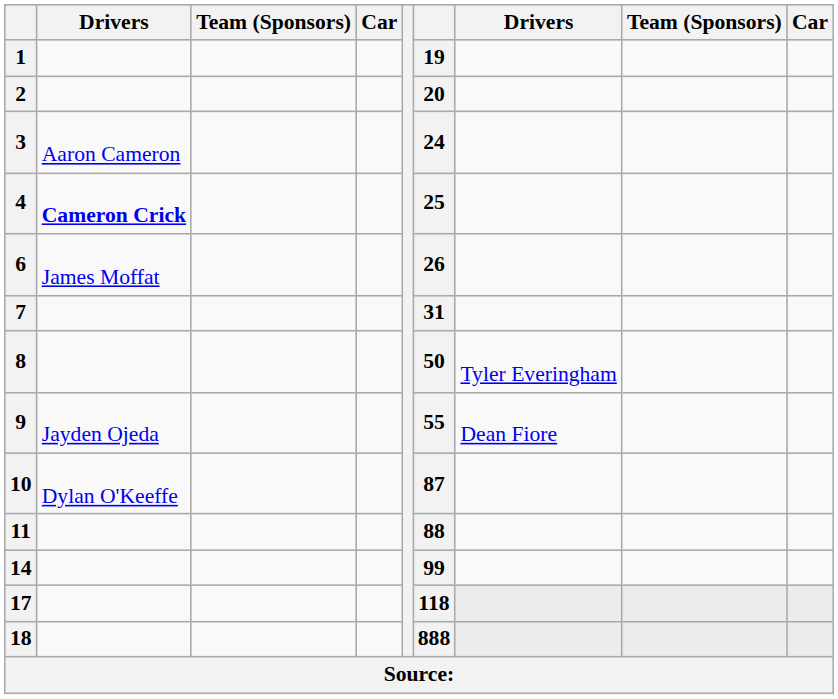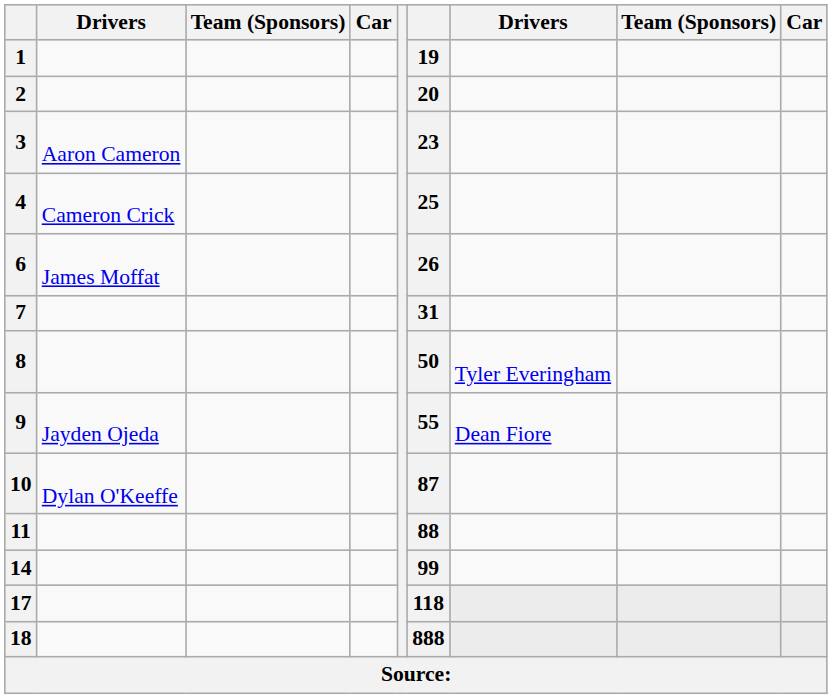(434, 141) 24 -> (428, 141) 23
(114, 215) bold -> (108, 215) normal
